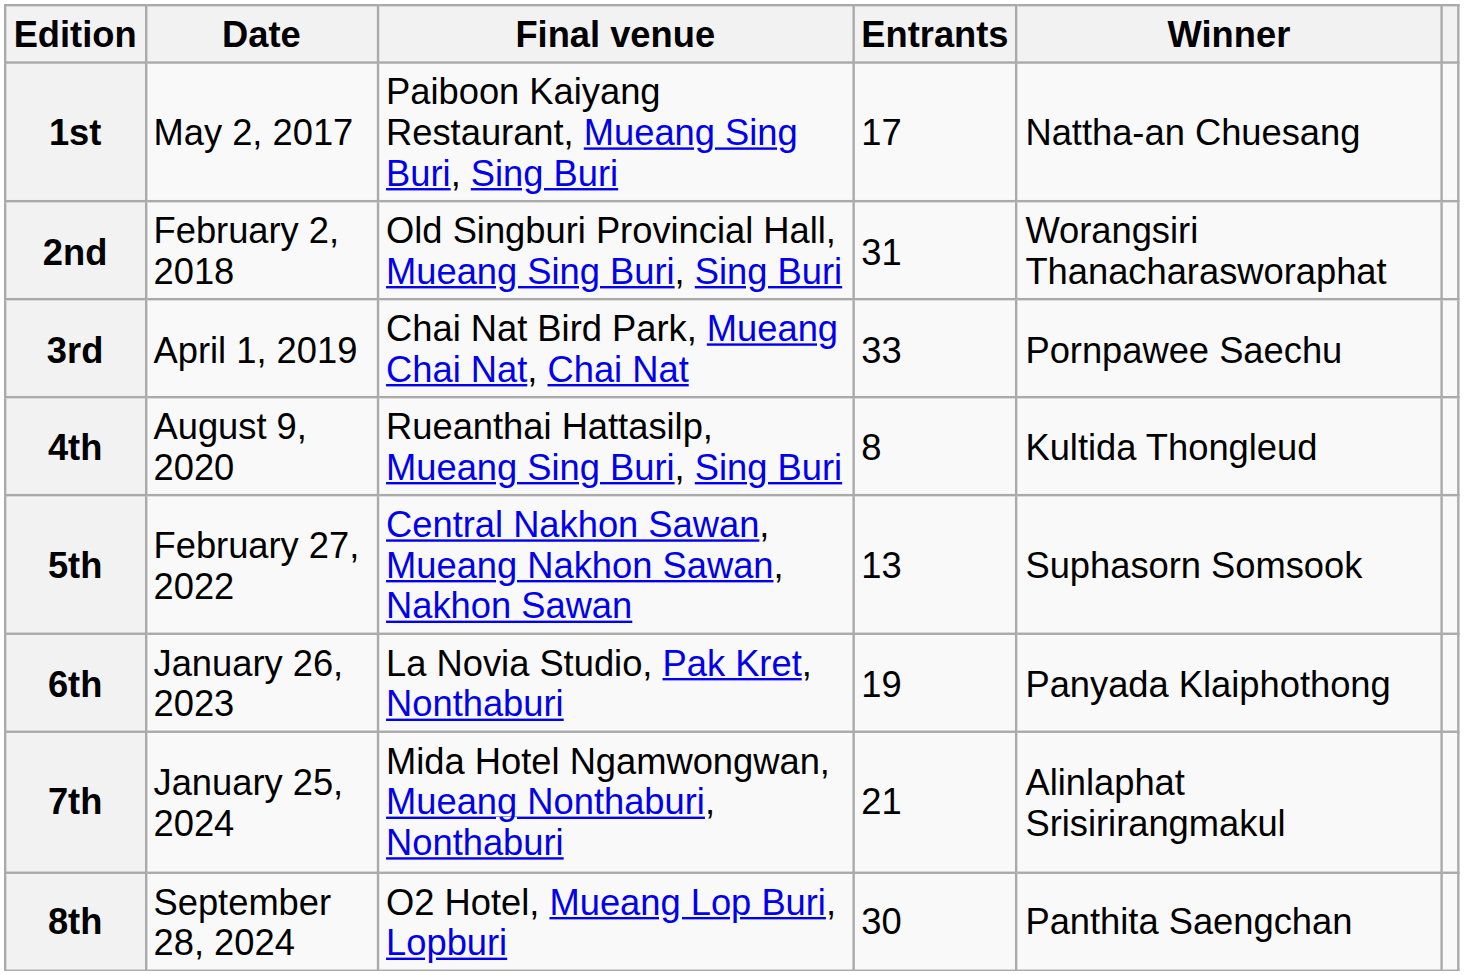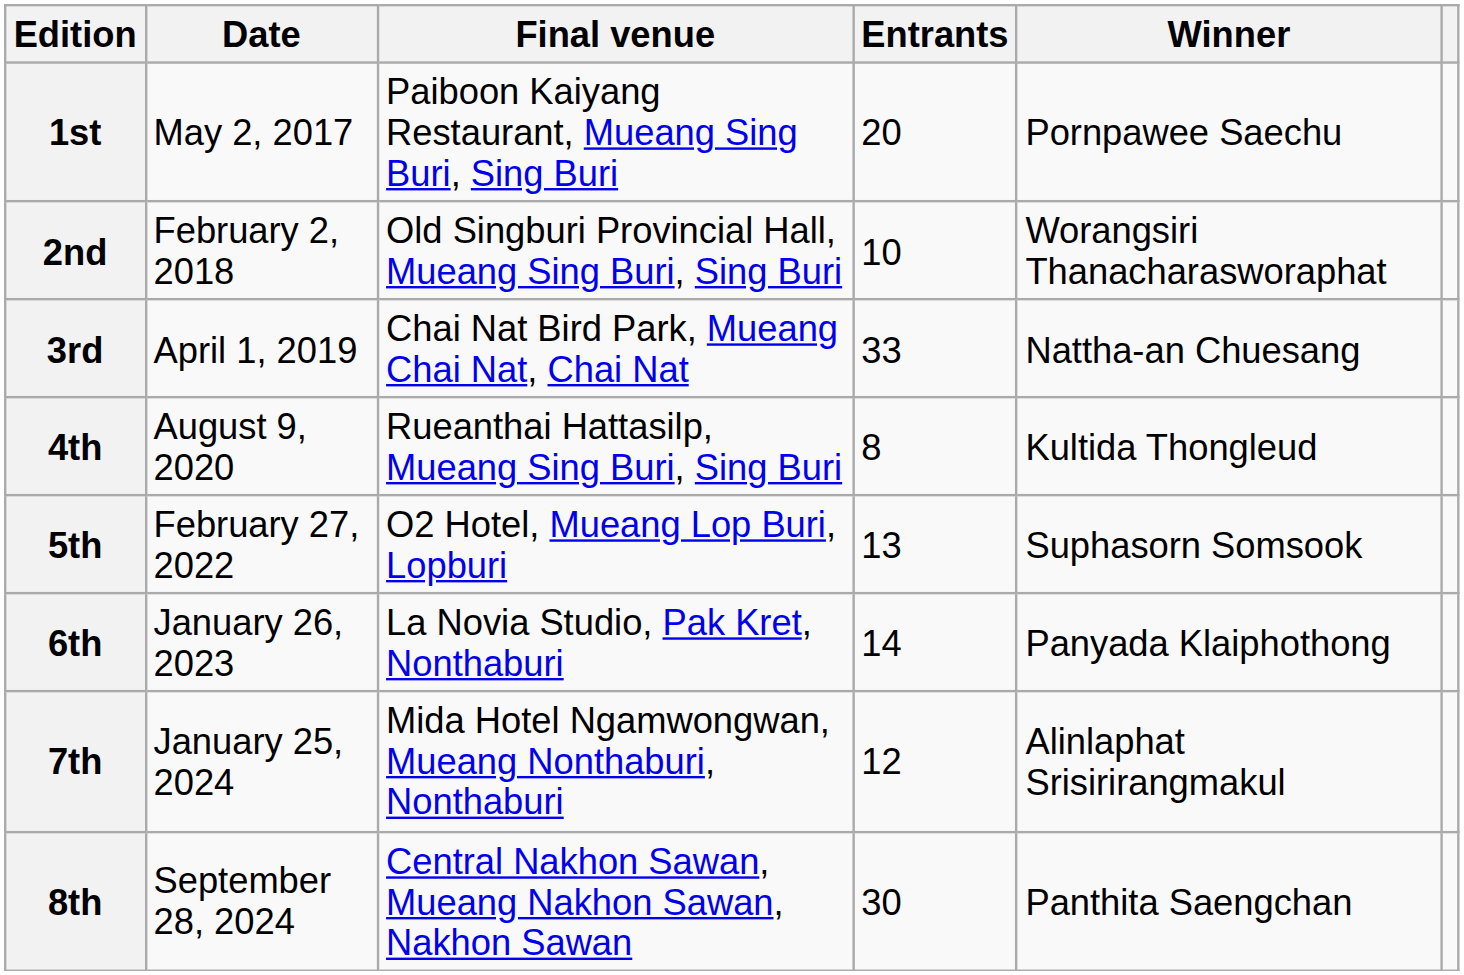(882, 132) 17 -> (882, 132) 20
(1193, 132) Nattha-an Chuesang -> (1184, 132) Pornpawee Saechu
(882, 251) 31 -> (882, 251) 10
(1184, 349) Pornpawee Saechu -> (1193, 349) Nattha-an Chuesang
(585, 565) Central Nakhon Sawan, Mueang Nakhon Sawan, Nakhon Sawan -> (611, 545) O2 Hotel, Mueang Lop Buri, Lopburi
(882, 684) 19 -> (882, 643) 14
(882, 802) 21 -> (882, 762) 12
(611, 921) O2 Hotel, Mueang Lop Buri, Lopburi -> (585, 901) Central Nakhon Sawan, Mueang Nakhon Sawan, Nakhon Sawan
